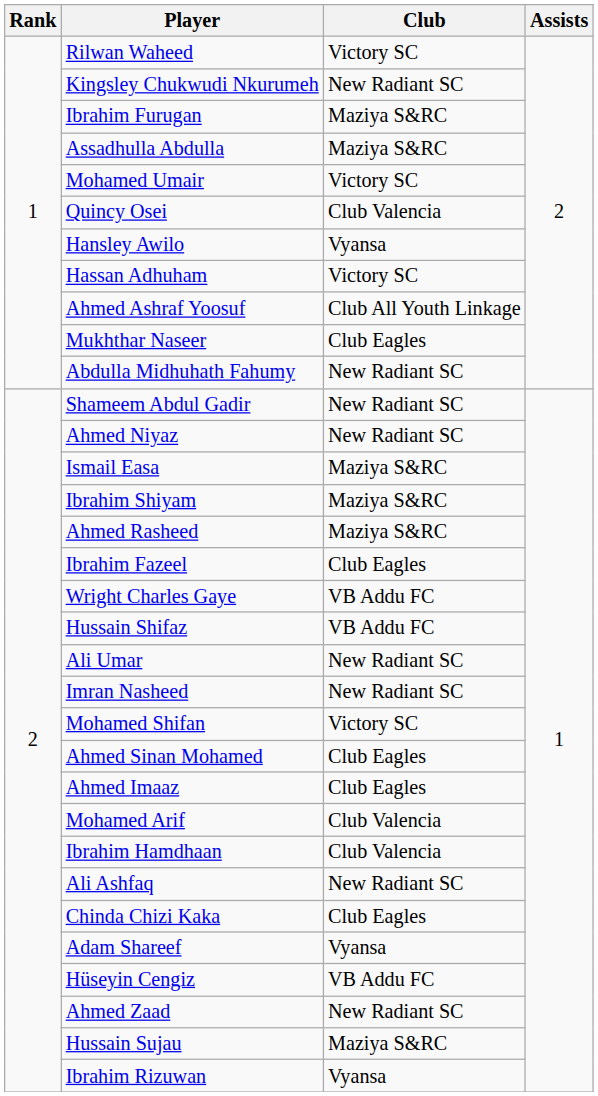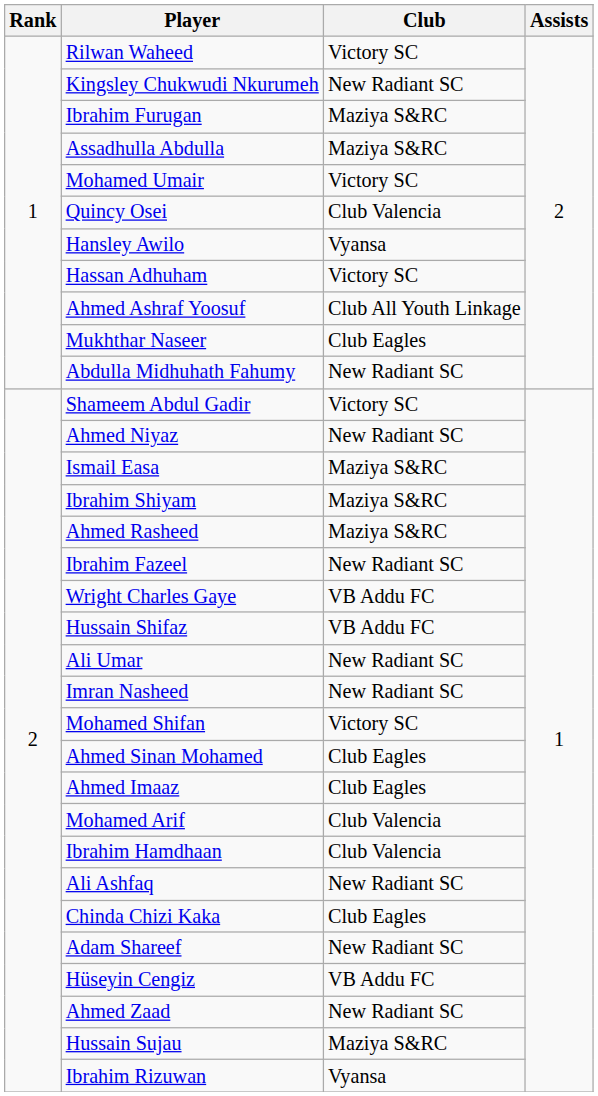(396, 404) New Radiant SC -> (373, 404) Victory SC
(377, 564) Club Eagles -> (396, 564) New Radiant SC
(357, 947) Vyansa -> (396, 947) New Radiant SC
